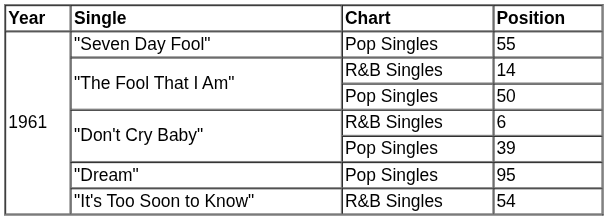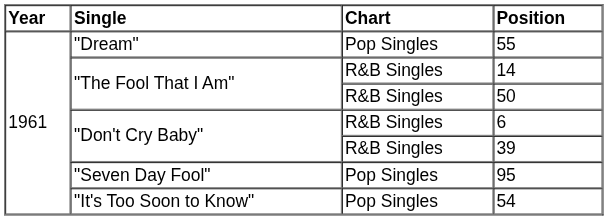(142, 44) "Seven Day Fool" -> (106, 44) "Dream"
(391, 96) Pop Singles -> (394, 96) R&B Singles
(391, 148) Pop Singles -> (394, 148) R&B Singles
(106, 175) "Dream" -> (142, 175) "Seven Day Fool"
(394, 201) R&B Singles -> (391, 201) Pop Singles
